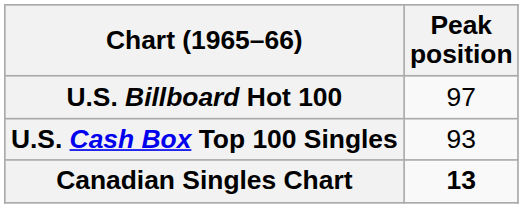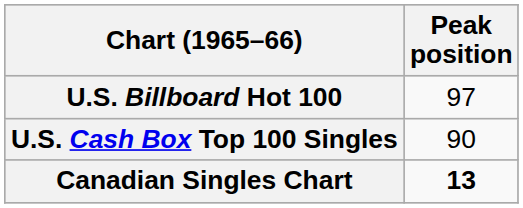(461, 138) 93 -> (461, 138) 90
